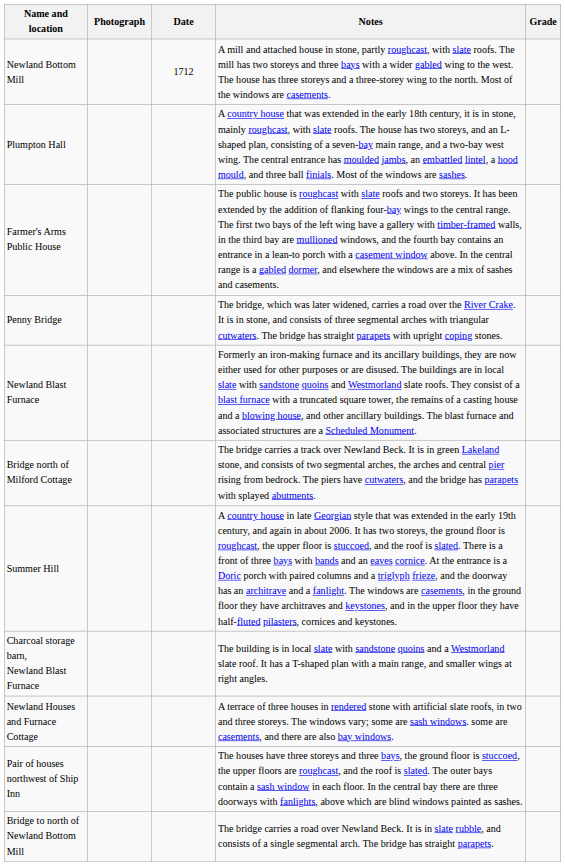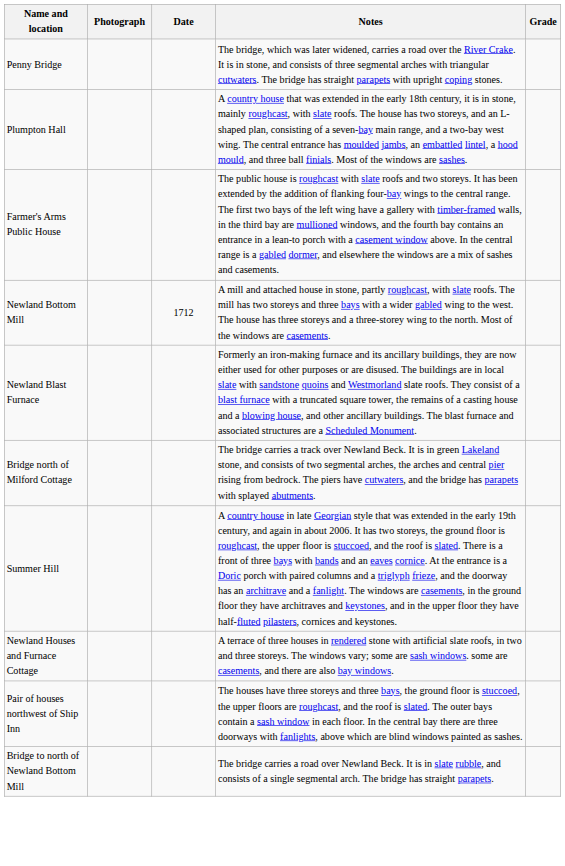rows swapped: (34, 320) <-> (41, 71)
- row: (41, 663)
